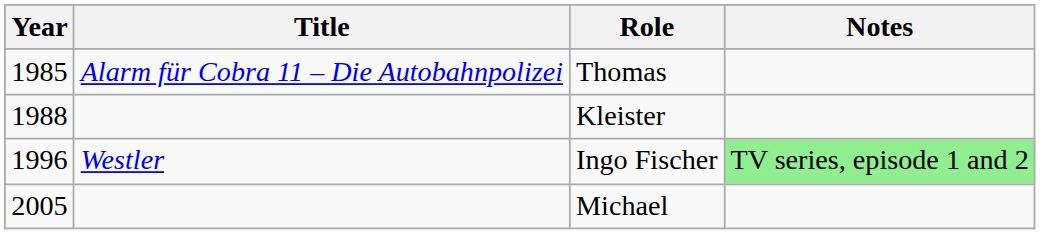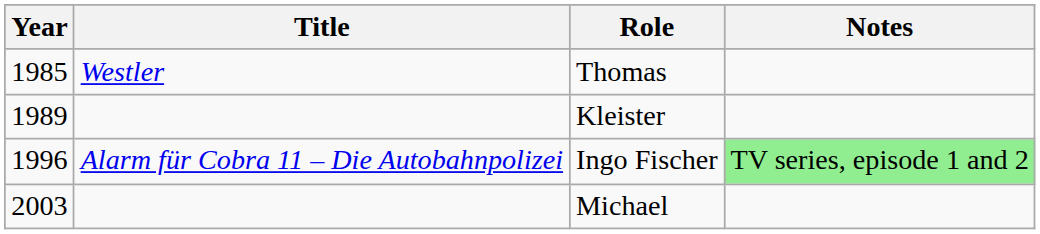(322, 71) Alarm für Cobra 11 – Die Autobahnpolizei -> (122, 71) Westler
(40, 116) 1988 -> (40, 116) 1989
(122, 160) Westler -> (322, 160) Alarm für Cobra 11 – Die Autobahnpolizei
(40, 205) 2005 -> (40, 205) 2003
